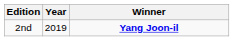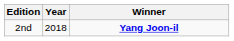(56, 28) 2019 -> (56, 28) 2018
